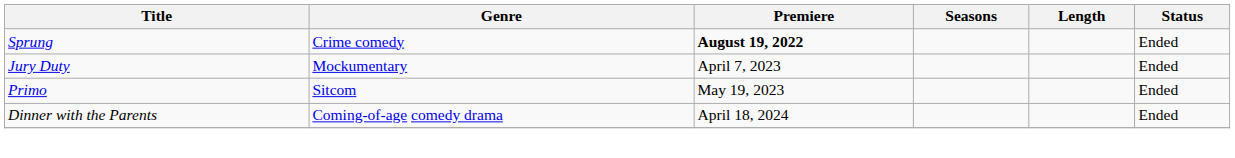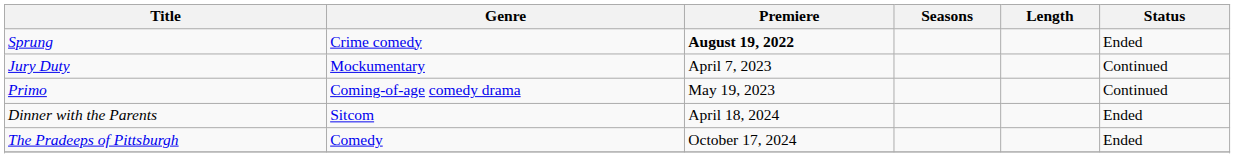(1158, 66) Ended -> (1135, 66) Continued
(334, 90) Sitcom -> (425, 90) Coming-of-age comedy drama
(1158, 90) Ended -> (1135, 90) Continued
(408, 115) Coming-of-age comedy drama -> (352, 115) Sitcom
+ row: (93, 139)
